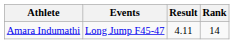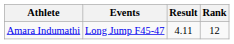(215, 30) 14 -> (215, 30) 12
